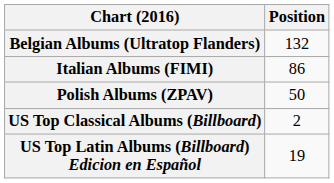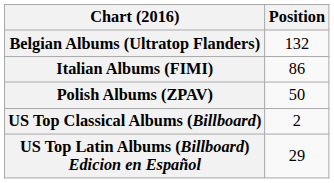(297, 156) 19 -> (297, 156) 29
